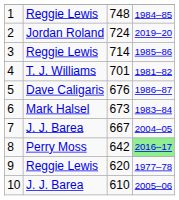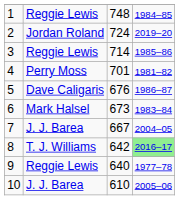(61, 71) T. J. Williams -> (56, 71) Perry Moss
(56, 147) Perry Moss -> (61, 147) T. J. Williams
(120, 166) 620 -> (120, 166) 640
